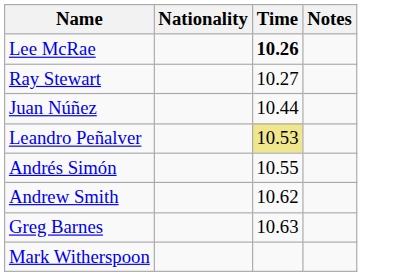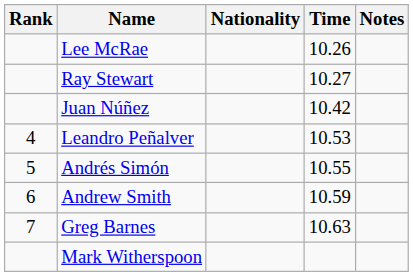+ column: (31, 19)
(278, 49) bold -> (330, 49) normal
(278, 108) 10.44 -> (330, 108) 10.42
(278, 138) khaki background -> (330, 138) no background
(278, 197) 10.62 -> (330, 197) 10.59
